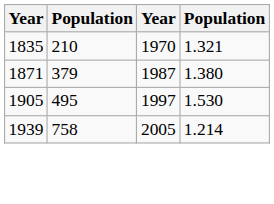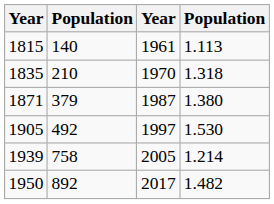+ row: (26, 45)
(203, 45) 1.321 -> (203, 73) 1.318
(65, 101) 495 -> (65, 128) 492
+ row: (26, 184)
